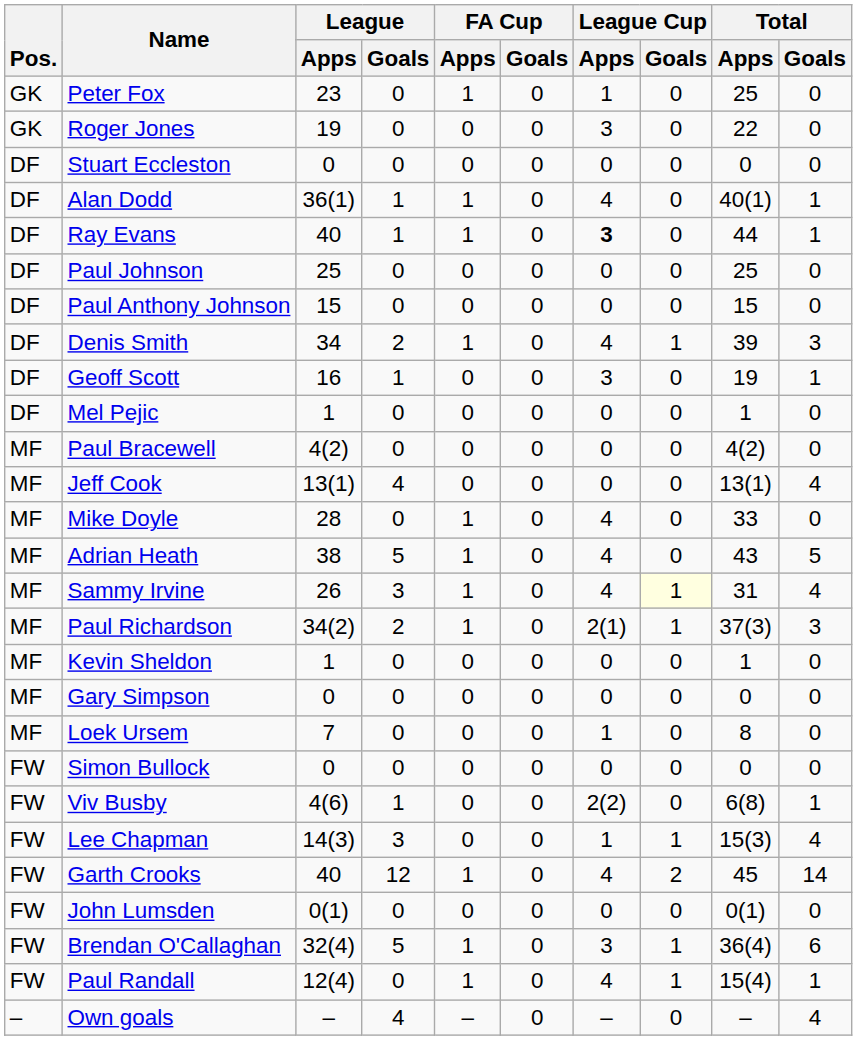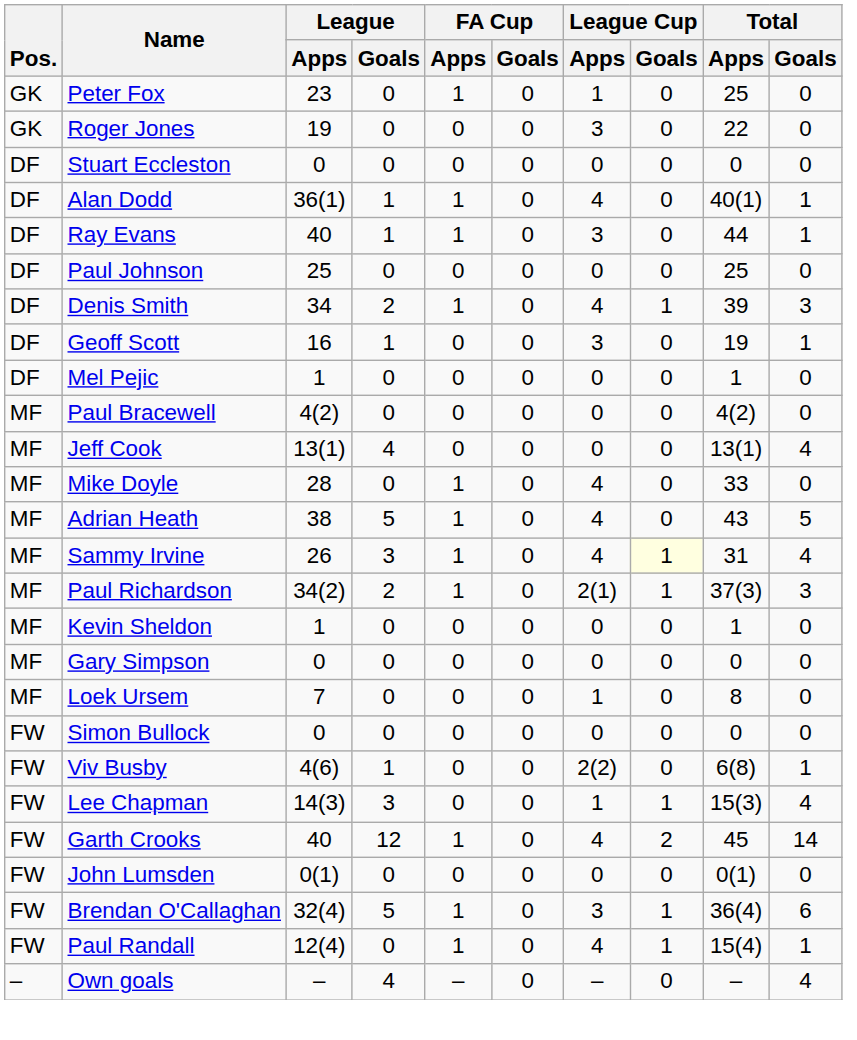(607, 235) bold -> (597, 235) normal
- row: (179, 306)
